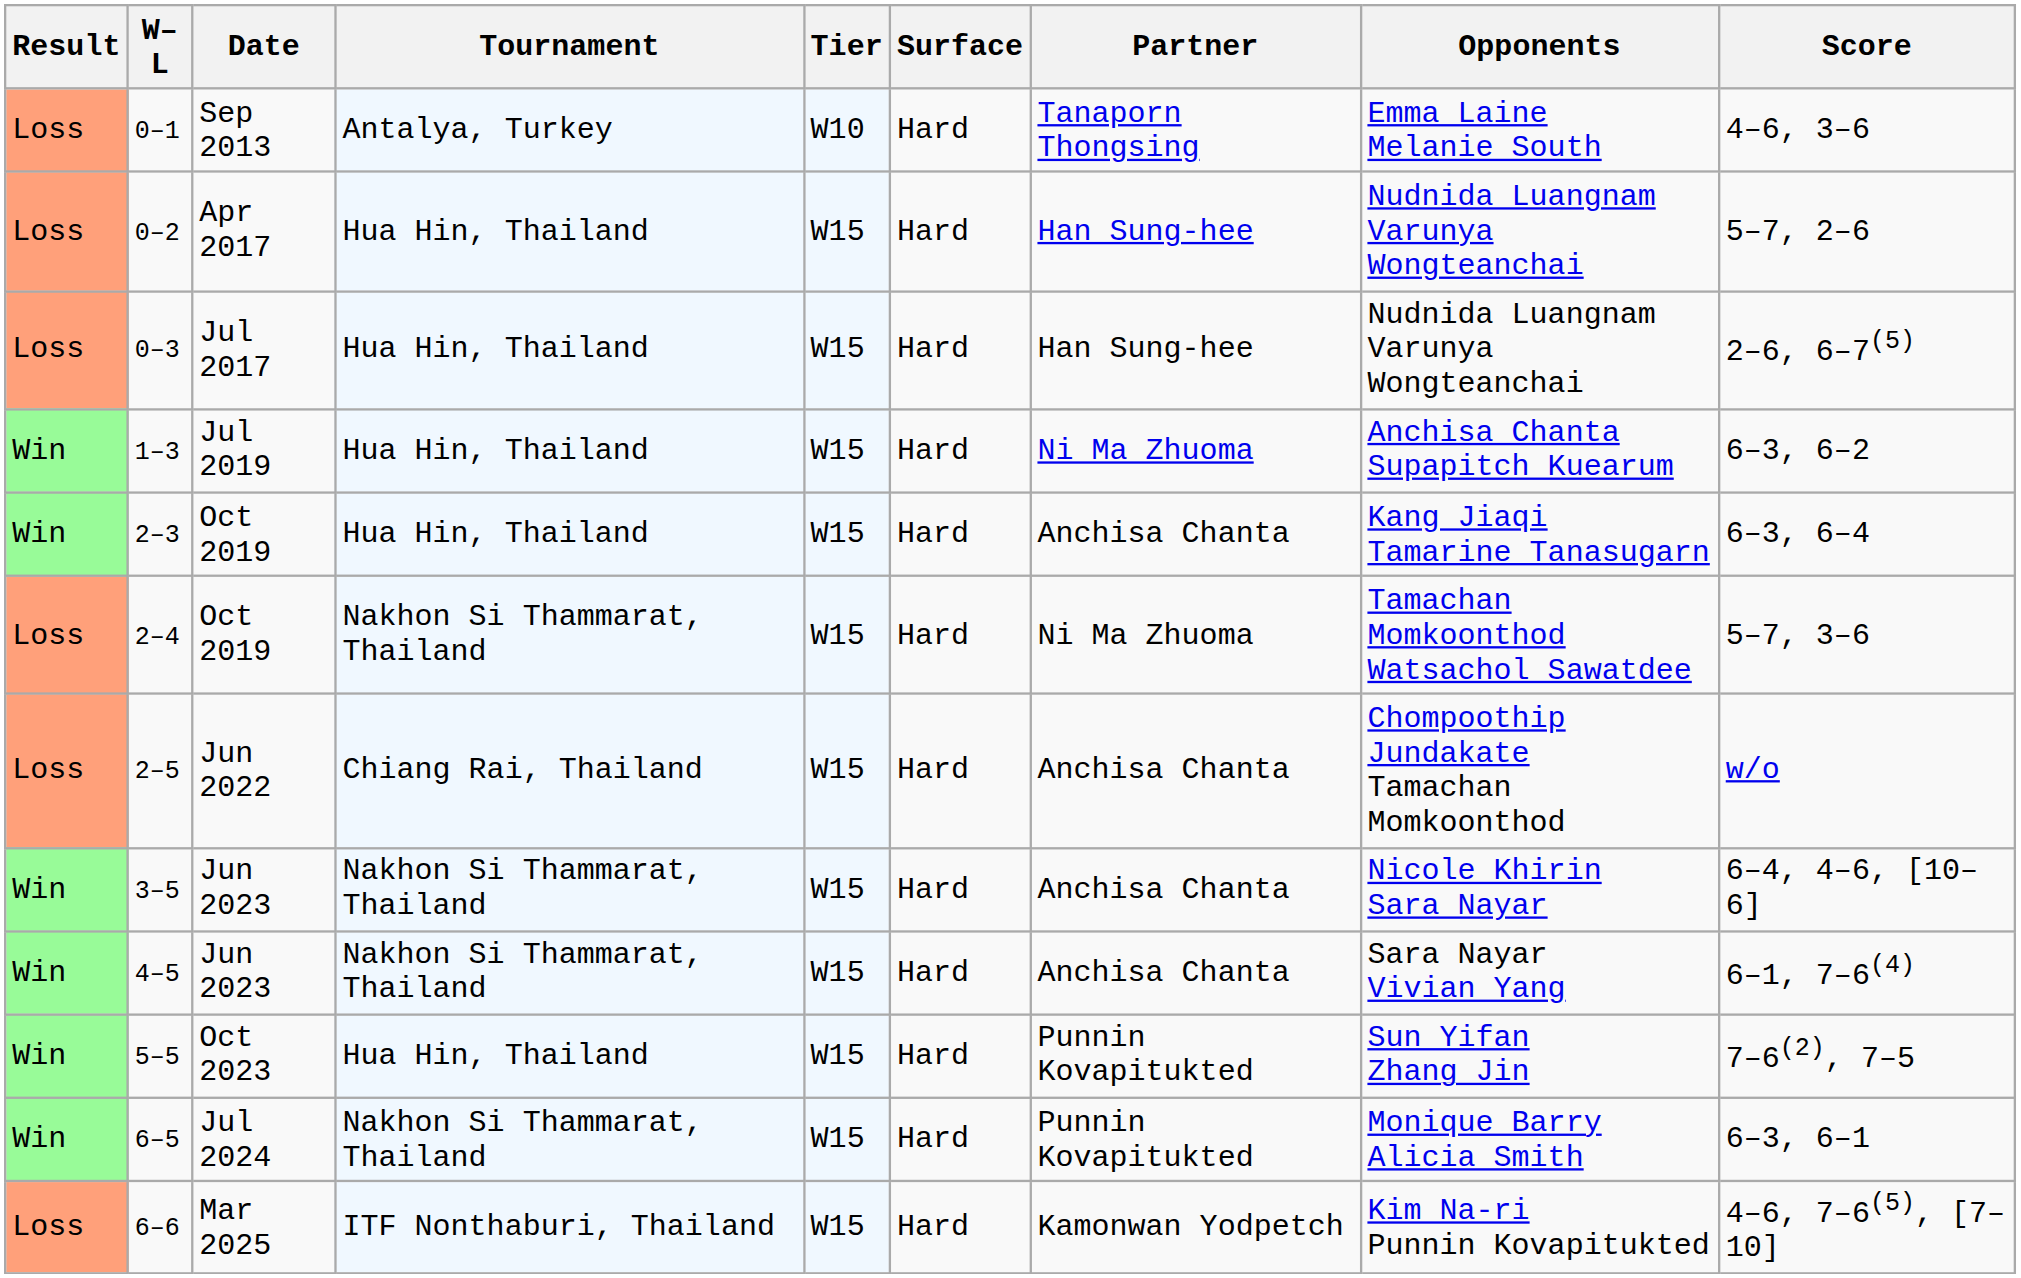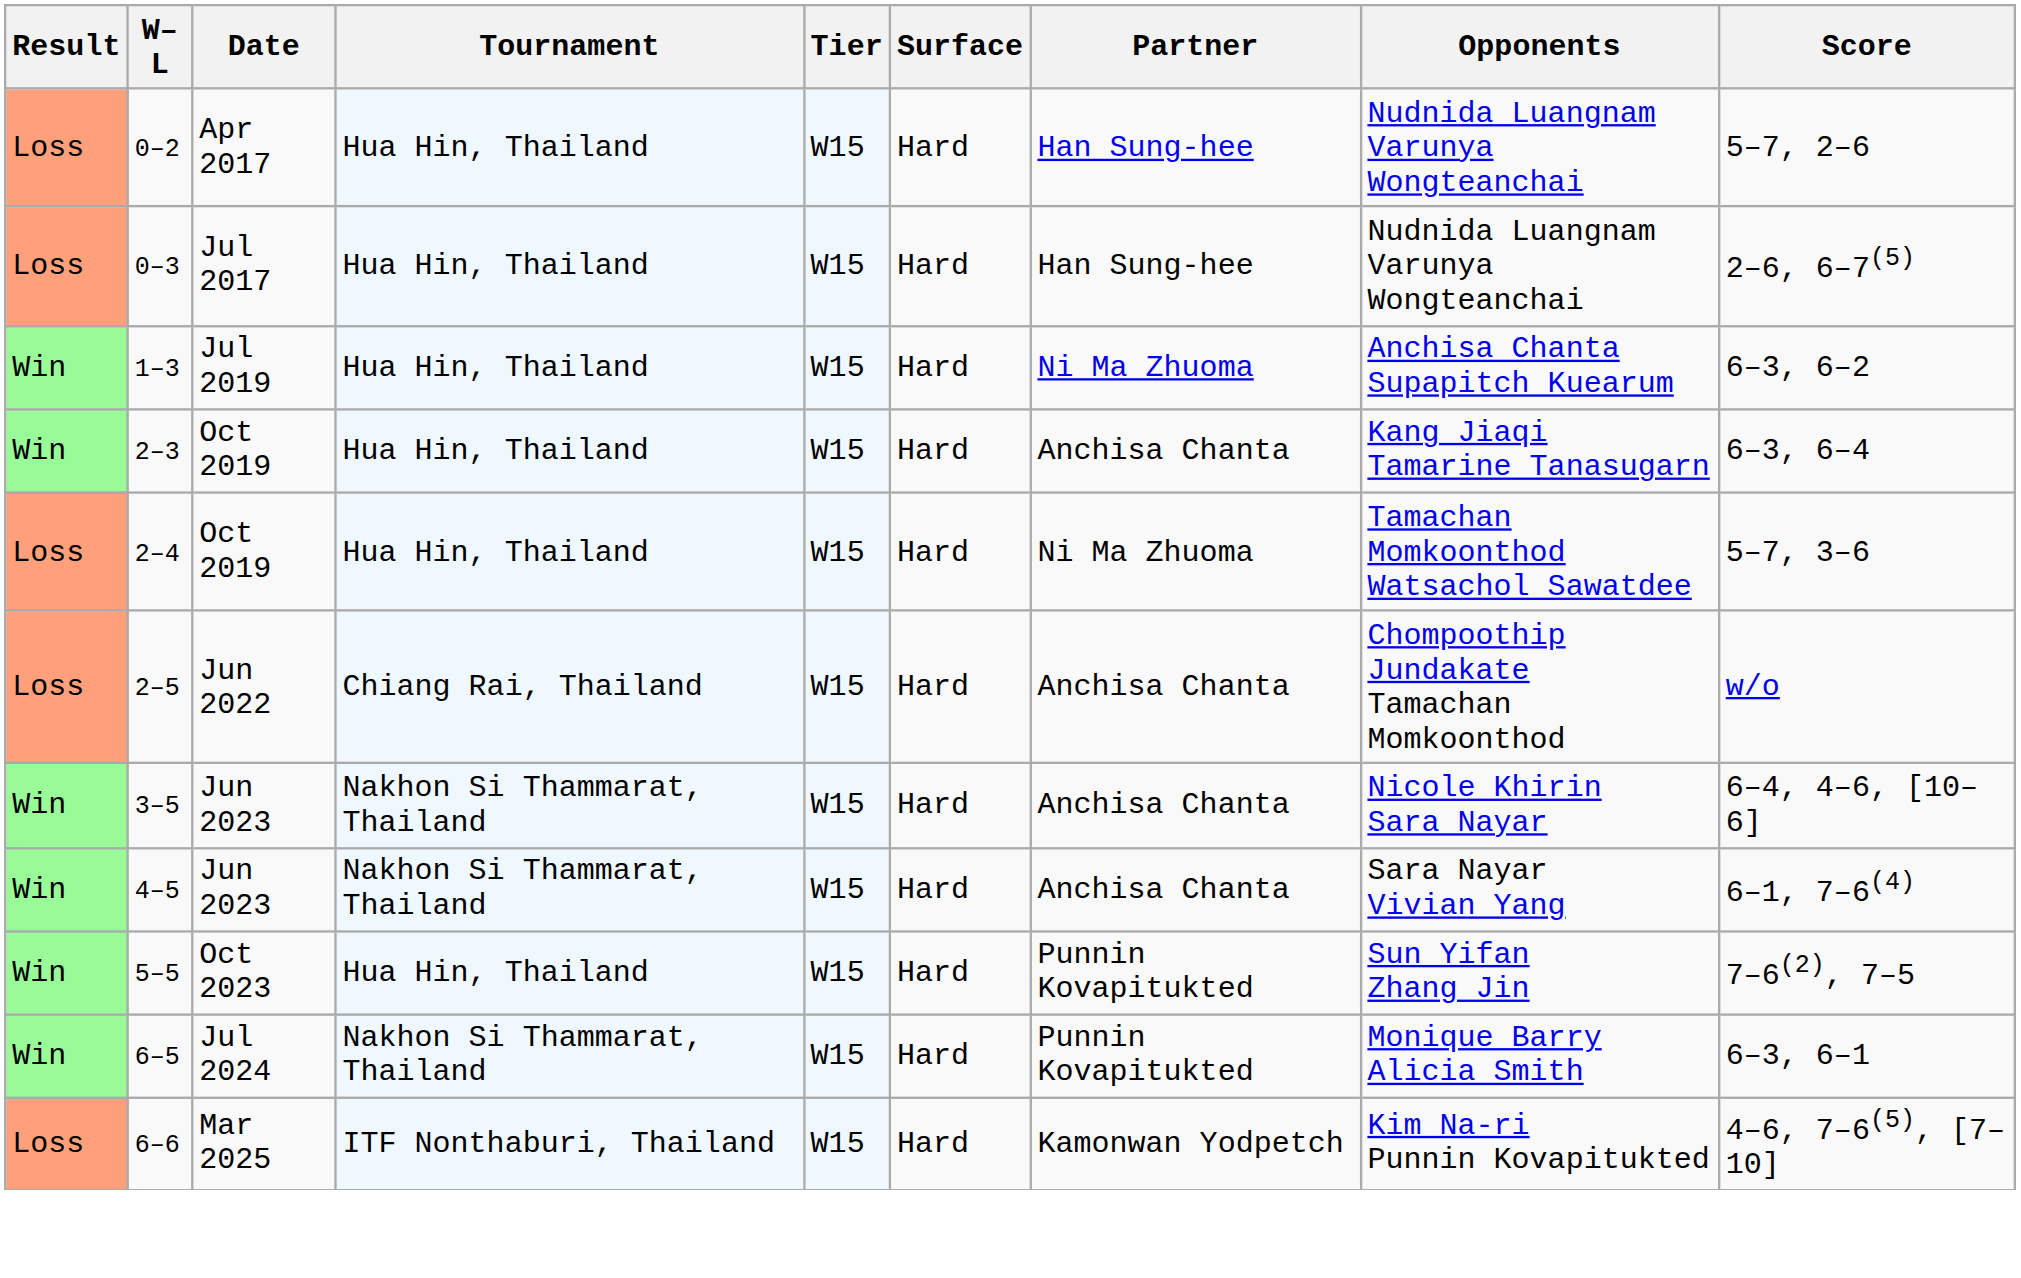- row: (157, 132)
(523, 635) Nakhon Si Thammarat, Thailand -> (496, 552) Hua Hin, Thailand
